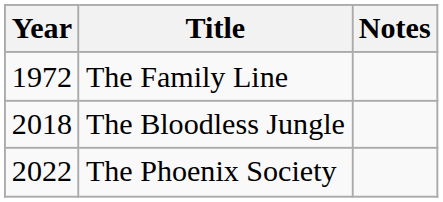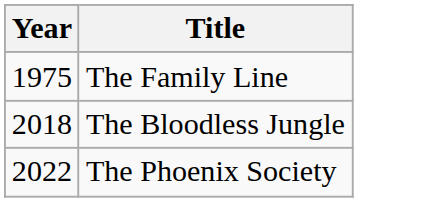- column: (395, 28)
(42, 76) 1972 -> (42, 76) 1975
